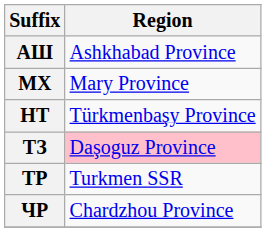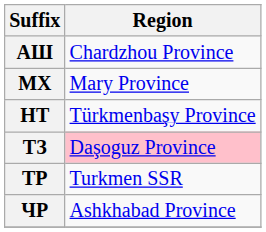(153, 52) Ashkhabad Province -> (152, 52) Chardzhou Province
(152, 210) Chardzhou Province -> (153, 210) Ashkhabad Province
